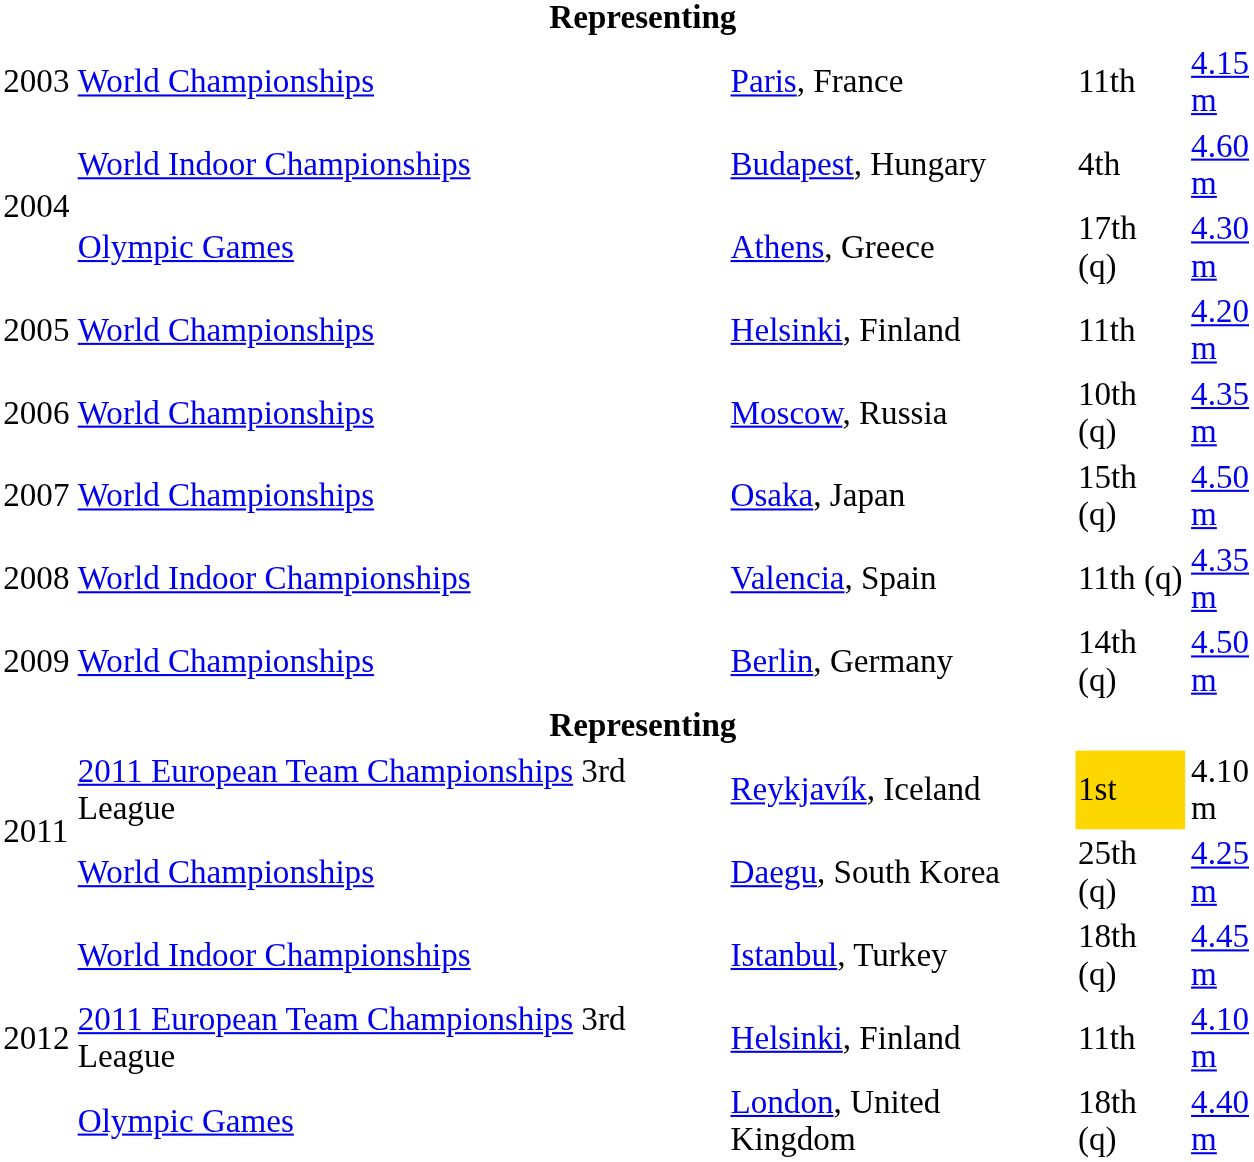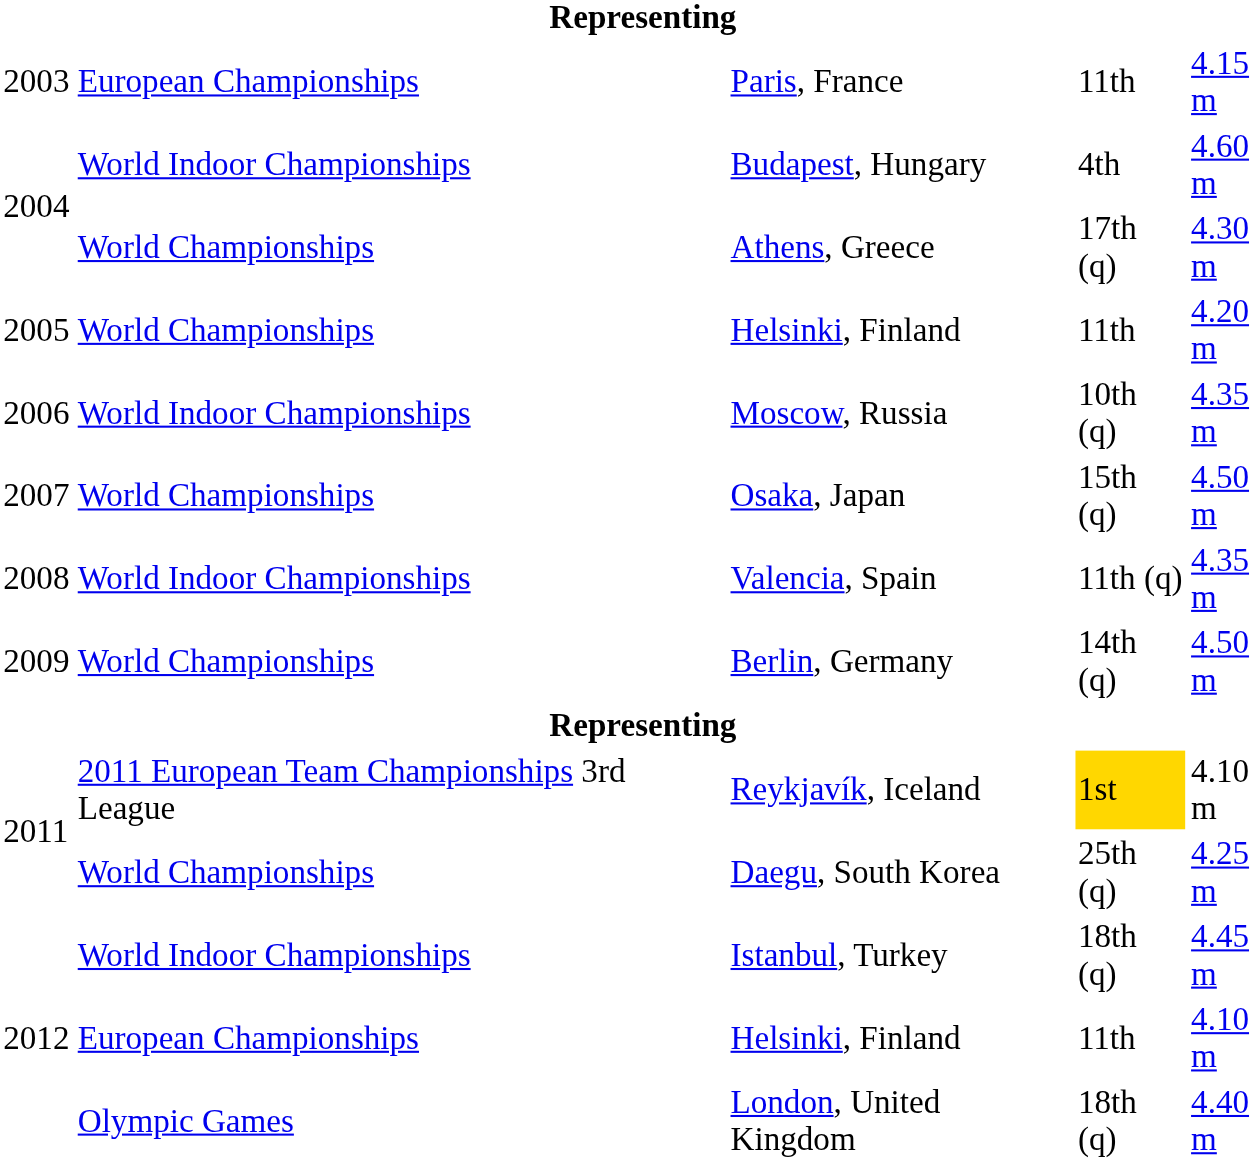(226, 81) World Championships -> (248, 81) European Championships
(186, 247) Olympic Games -> (226, 247) World Championships
(226, 412) World Championships -> (274, 412) World Indoor Championships
(352, 1037) 2011 European Team Championships 3rd League -> (248, 1037) European Championships
